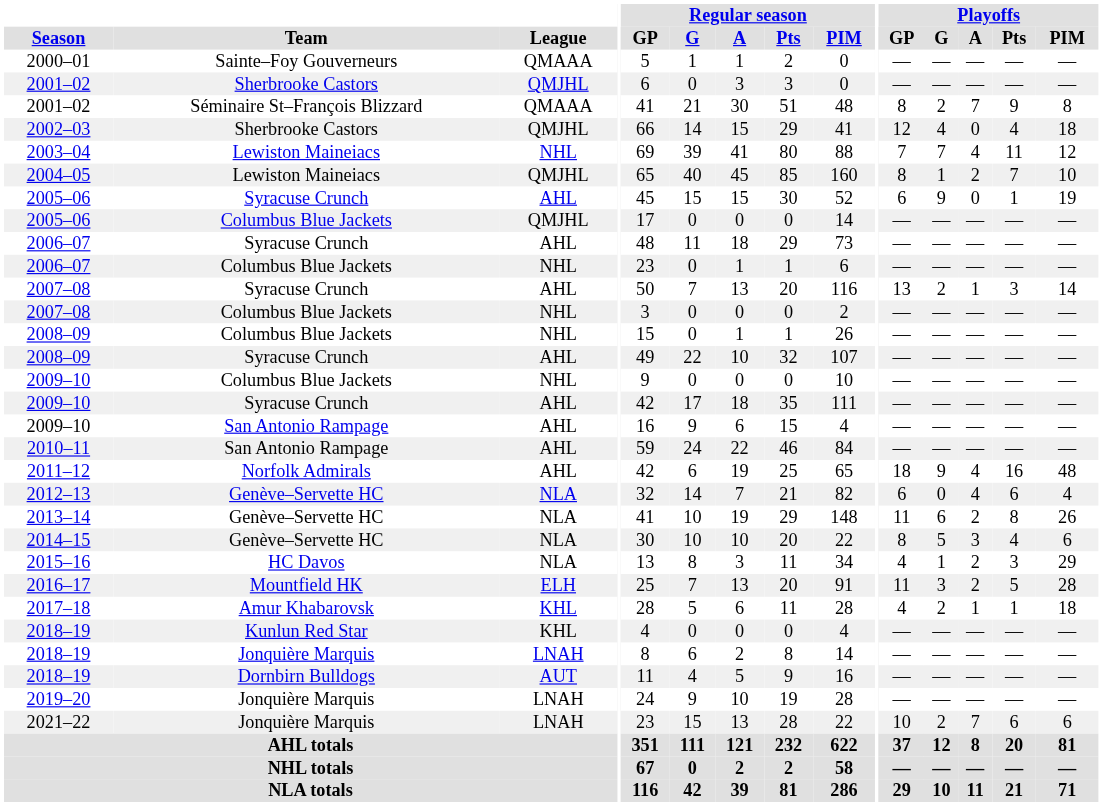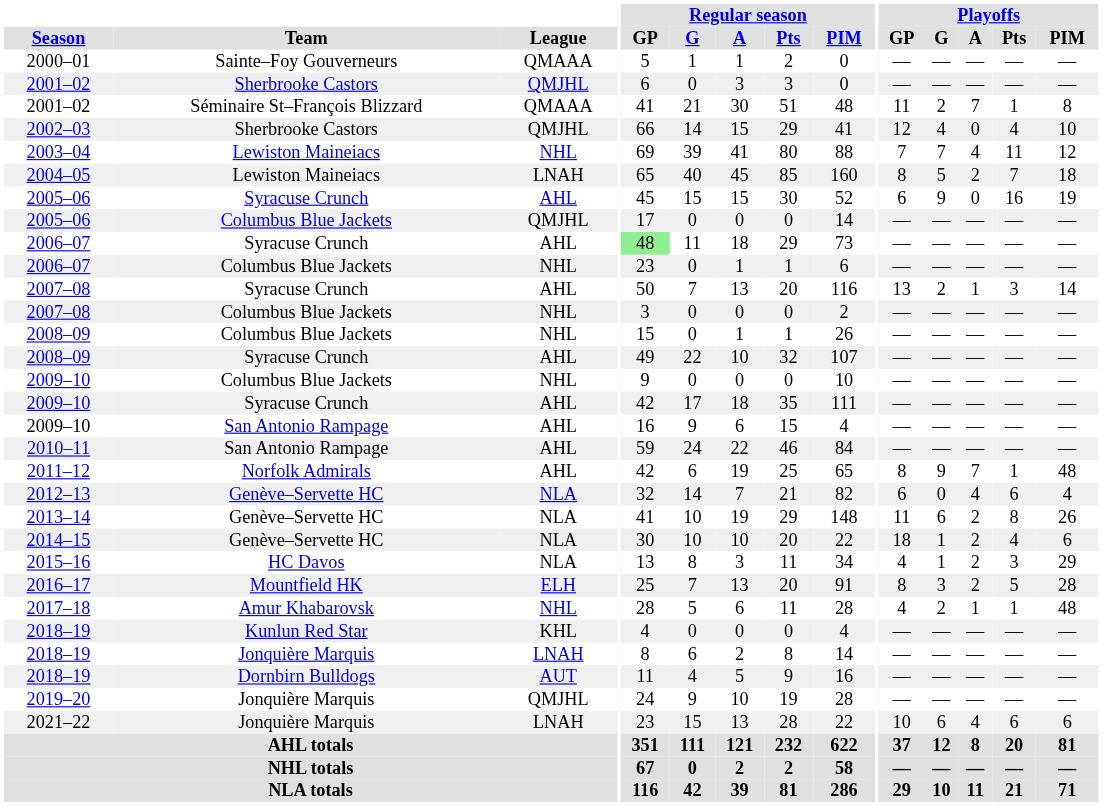(902, 106) 8 -> (902, 106) 11
(1014, 106) 9 -> (1014, 106) 1
(1067, 129) 18 -> (1067, 129) 10
(558, 174) QMJHL -> (558, 174) LNAH
(941, 174) 1 -> (941, 174) 5
(1067, 174) 10 -> (1067, 174) 18
(1014, 197) 1 -> (1014, 197) 16
(645, 243) no background -> (645, 243) lightgreen background
(902, 471) 18 -> (902, 471) 8
(975, 471) 4 -> (975, 471) 7
(1014, 471) 16 -> (1014, 471) 1
(902, 539) 8 -> (902, 539) 18
(941, 539) 5 -> (941, 539) 1
(975, 539) 3 -> (975, 539) 2
(902, 585) 11 -> (902, 585) 8
(558, 608) KHL -> (558, 608) NHL
(1067, 608) 18 -> (1067, 608) 48
(558, 699) LNAH -> (558, 699) QMJHL
(941, 722) 2 -> (941, 722) 6
(975, 722) 7 -> (975, 722) 4
